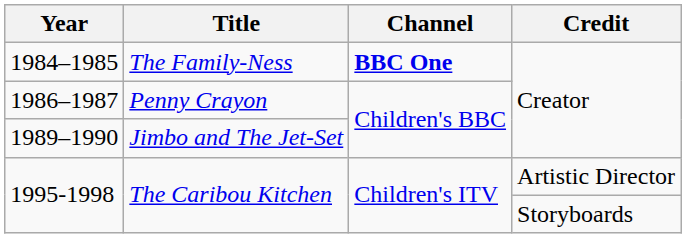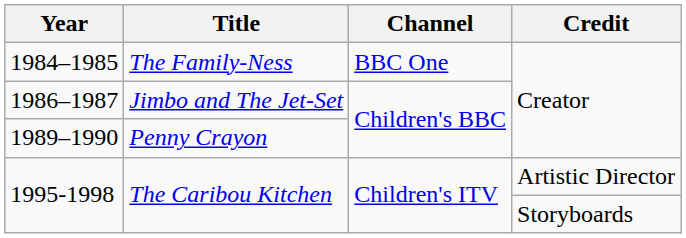(403, 61) bold -> (401, 61) normal
(198, 99) Penny Crayon -> (236, 99) Jimbo and The Jet-Set
(236, 137) Jimbo and The Jet-Set -> (198, 137) Penny Crayon
